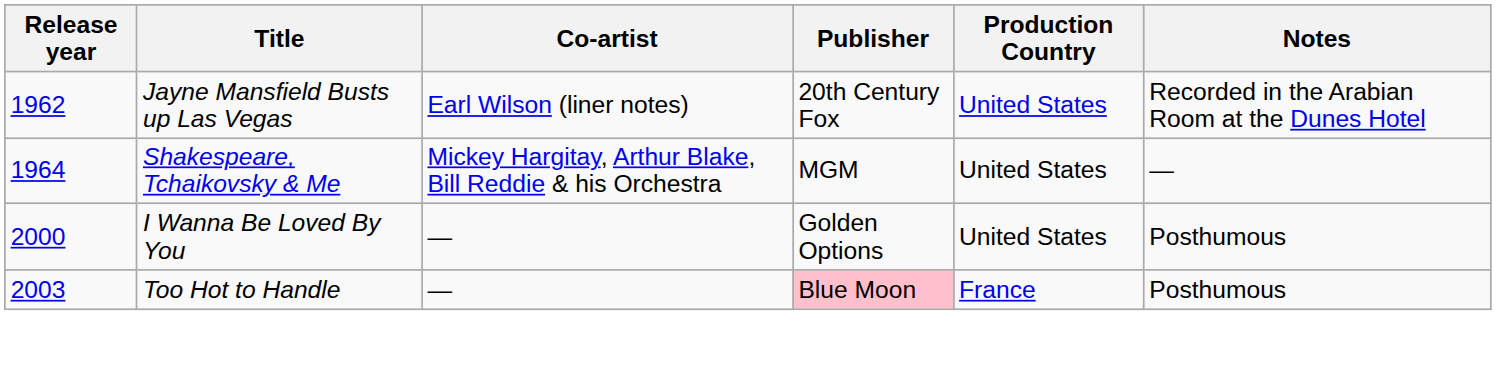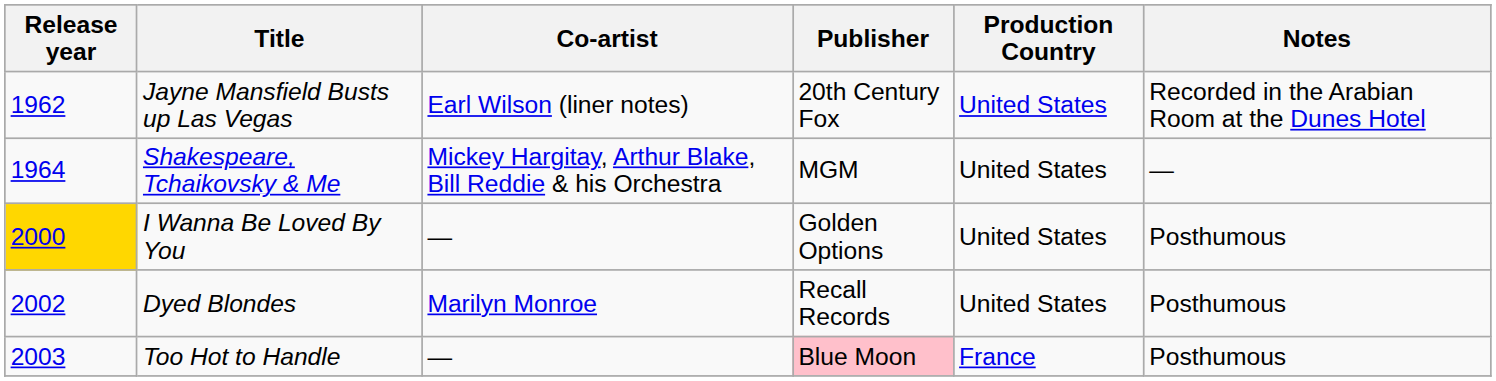(38, 237) no background -> (38, 237) gold background
+ row: (220, 303)
